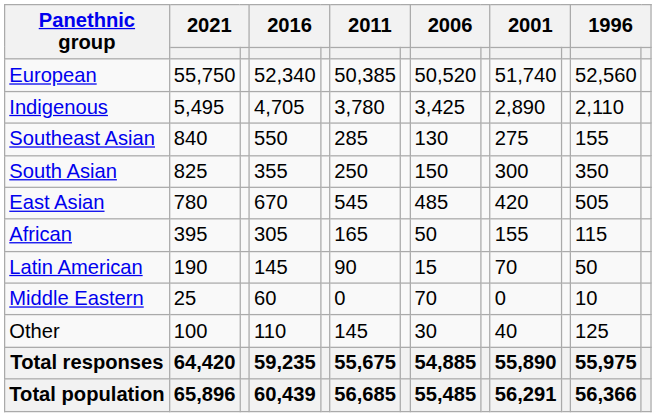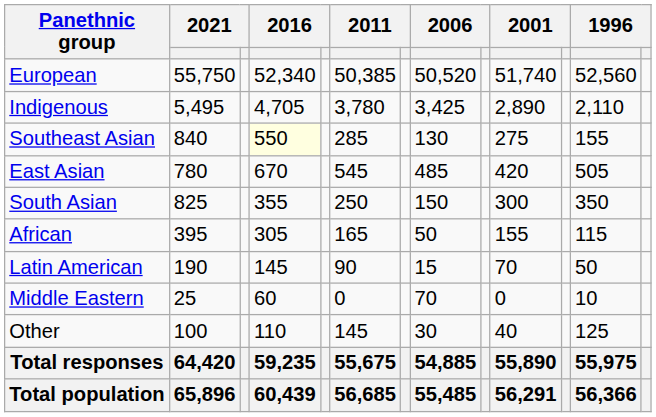(271, 139) no background -> (271, 139) lightyellow background
rows swapped: (63, 171) <-> (57, 203)
